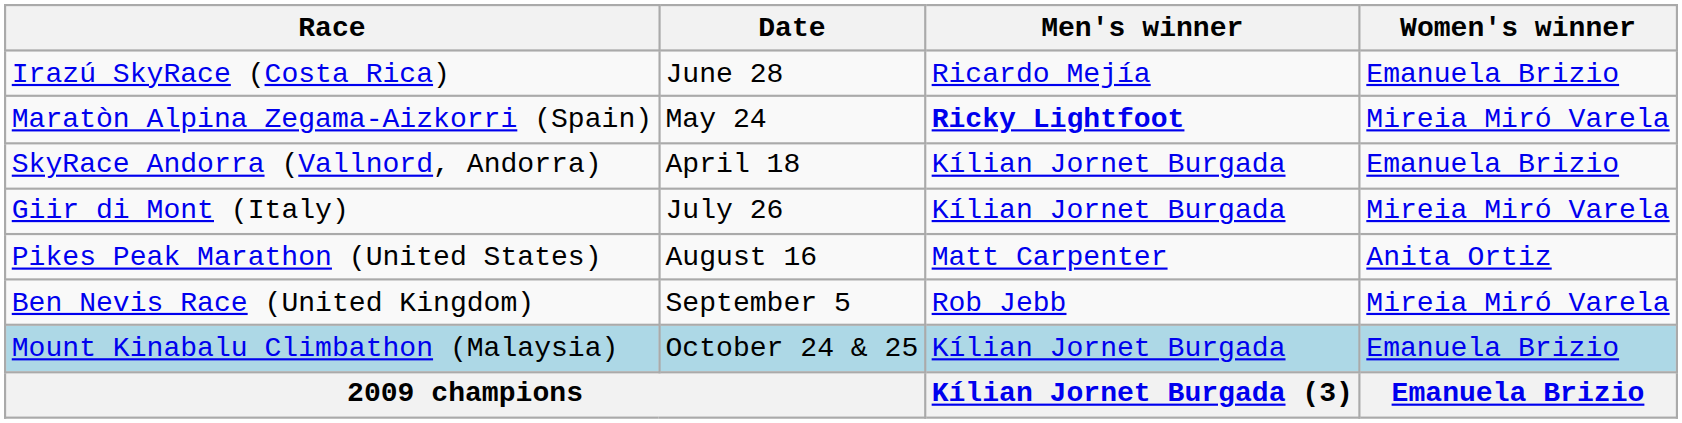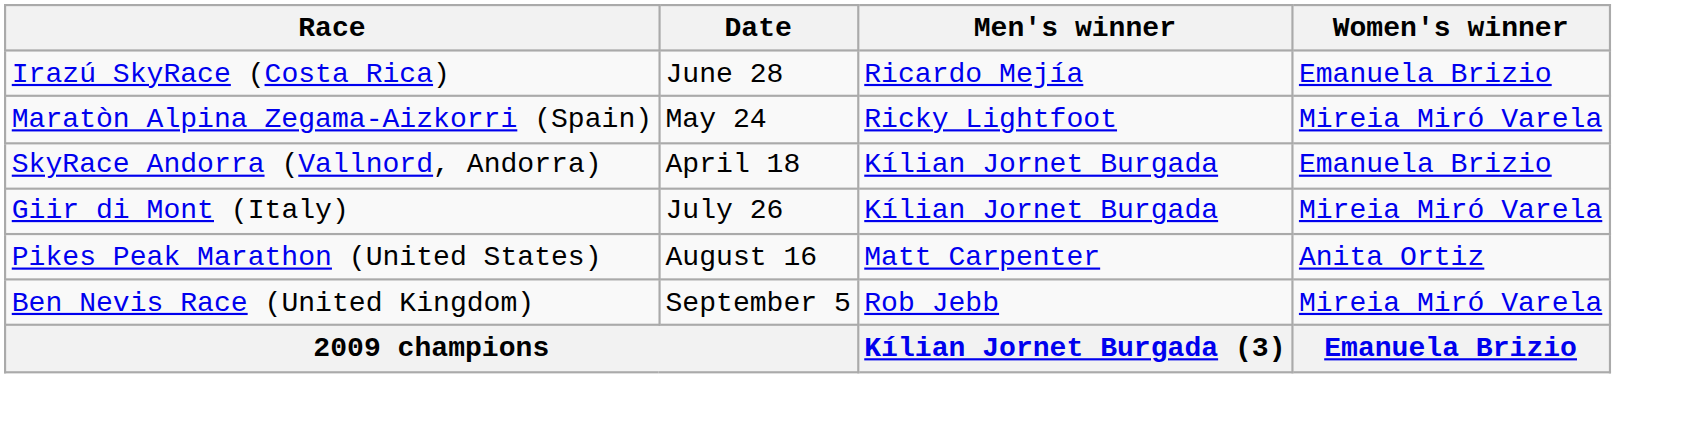(1058, 119) bold -> (991, 119) normal
- row: (315, 348)
